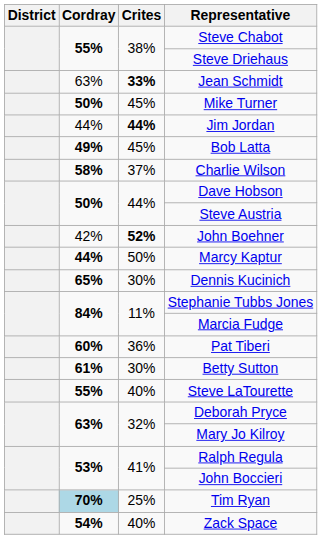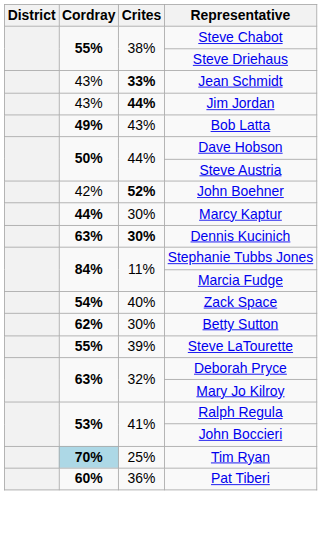(89, 81) 63% -> (89, 81) 43%
- row: (240, 103)
(89, 125) 44% -> (89, 103) 43%
(142, 147) 45% -> (142, 125) 43%
- row: (240, 170)
(142, 258) 50% -> (142, 214) 30%
(89, 280) 65% -> (89, 236) 63%
(142, 280) normal -> (142, 236) bold
rows swapped: (240, 346) <-> (240, 523)
(89, 368) 61% -> (89, 324) 62%
(142, 390) 40% -> (142, 346) 39%
